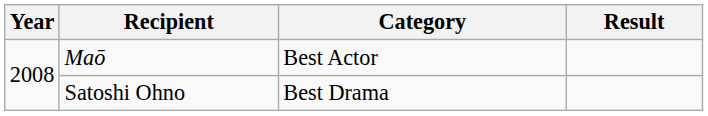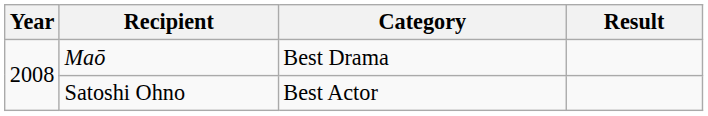(331, 57) Best Actor -> (336, 57) Best Drama
(336, 92) Best Drama -> (331, 92) Best Actor
